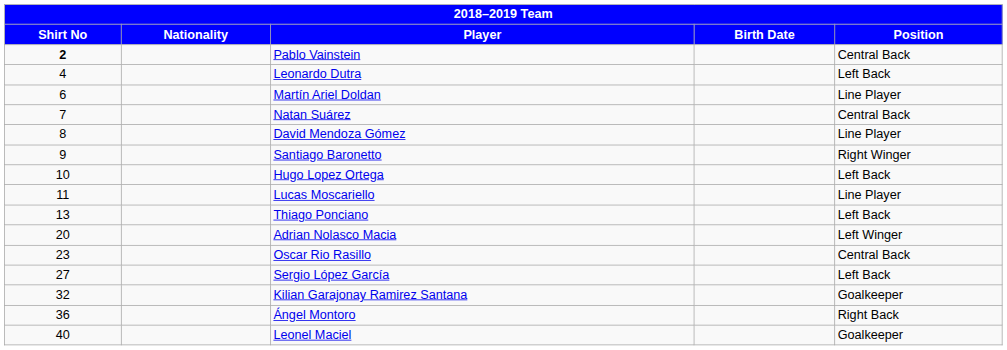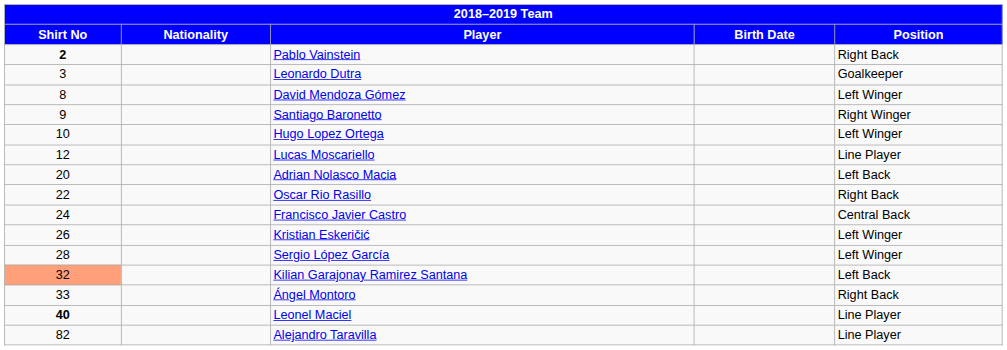(874, 54) Central Back -> (868, 54) Right Back
(63, 74) 4 -> (63, 74) 3
(864, 74) Left Back -> (870, 74) Goalkeeper
- row: (327, 94)
- row: (312, 114)
(869, 134) Line Player -> (870, 94) Left Winger
(864, 174) Left Back -> (870, 134) Left Winger
(63, 194) 11 -> (63, 154) 12
- row: (321, 214)
(870, 235) Left Winger -> (864, 174) Left Back
(63, 255) 23 -> (63, 194) 22
(874, 255) Central Back -> (868, 194) Right Back
+ row: (340, 214)
+ row: (322, 235)
(63, 275) 27 -> (63, 255) 28
(864, 275) Left Back -> (870, 255) Left Winger
(63, 295) no background -> (63, 275) lightsalmon background
(870, 295) Goalkeeper -> (864, 275) Left Back
(63, 315) 36 -> (63, 295) 33
(63, 335) normal -> (63, 315) bold
(870, 335) Goalkeeper -> (869, 315) Line Player
+ row: (325, 335)
